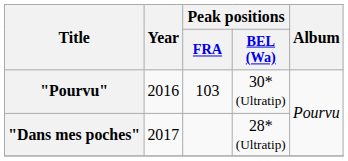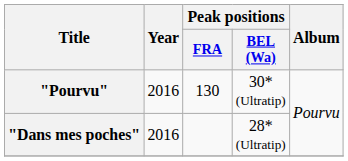(207, 91) 103 -> (207, 91) 130
(163, 134) 2017 -> (163, 134) 2016
